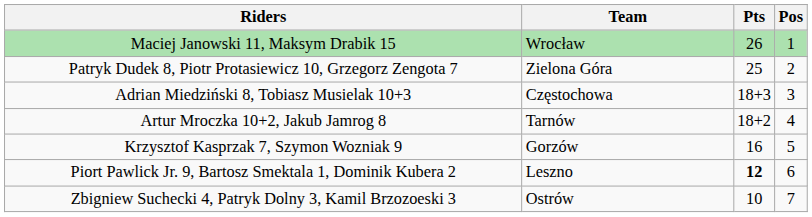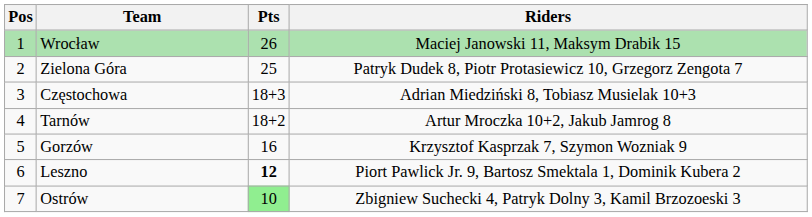columns swapped: (791, 17) <-> (263, 17)
(754, 198) no background -> (269, 198) lightgreen background
